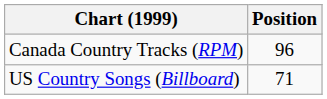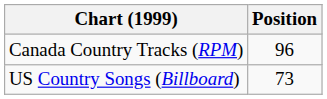(285, 79) 71 -> (285, 79) 73
